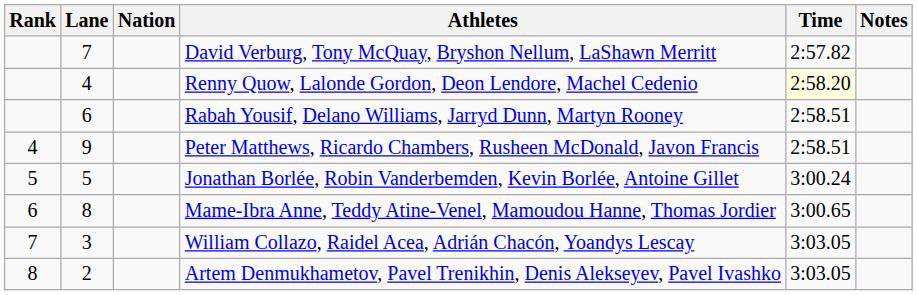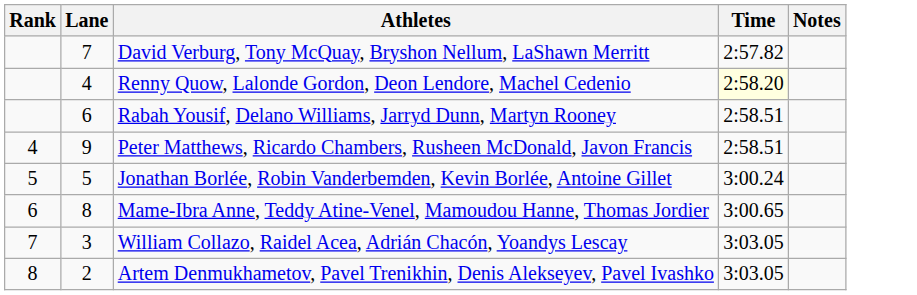- column: (147, 20)
